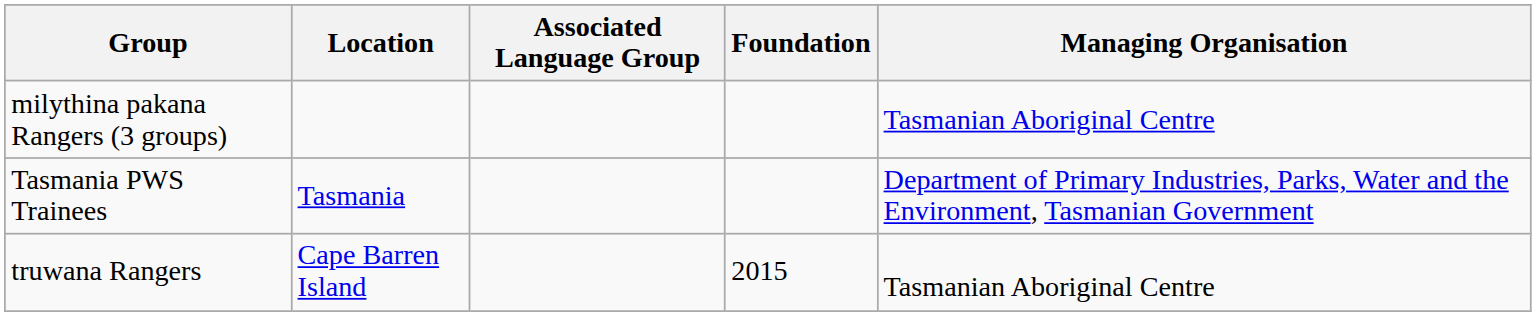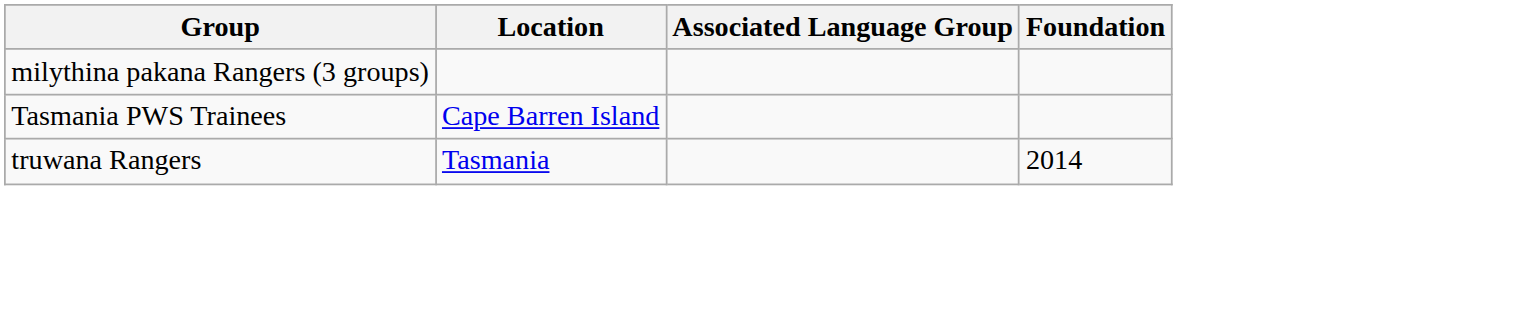- column: (1204, 42)
(351, 195) Tasmania -> (551, 116) Cape Barren Island
(368, 271) Cape Barren Island -> (496, 160) Tasmania
(759, 271) 2015 -> (1054, 160) 2014
